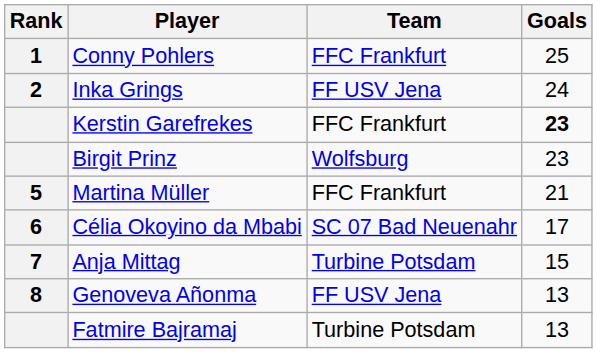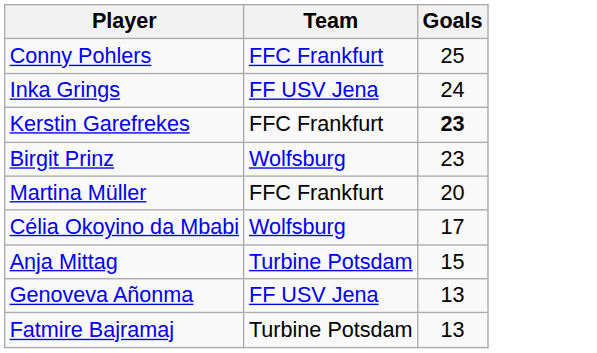- column: (36, 21)
(557, 192) 21 -> (453, 192) 20
(414, 227) SC 07 Bad Neuenahr -> (297, 227) Wolfsburg
